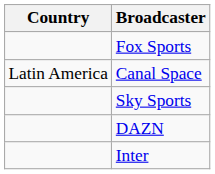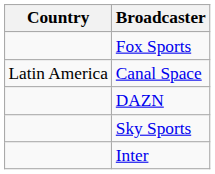rows swapped: (140, 127) <-> (154, 100)
